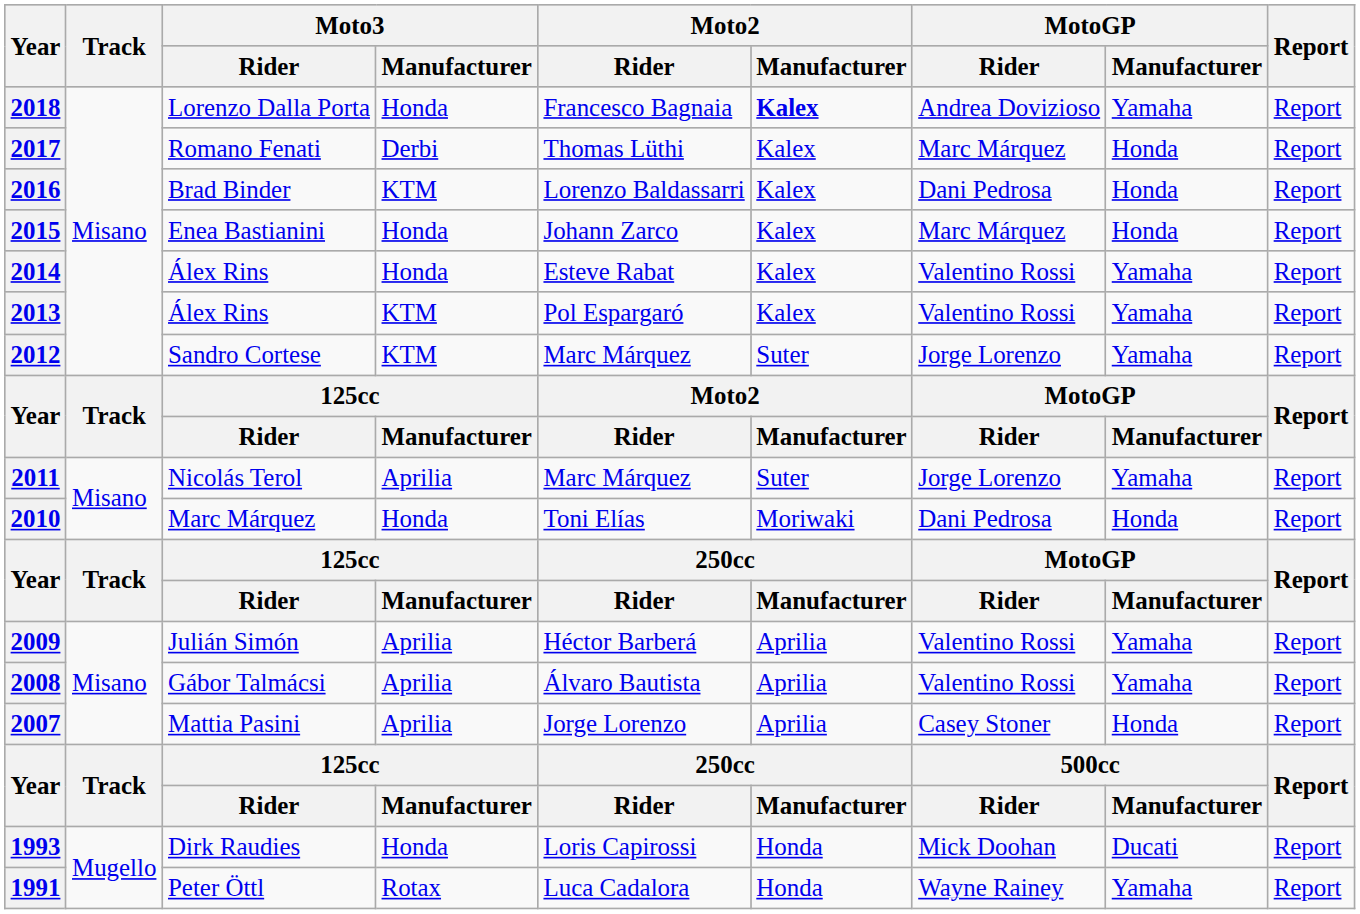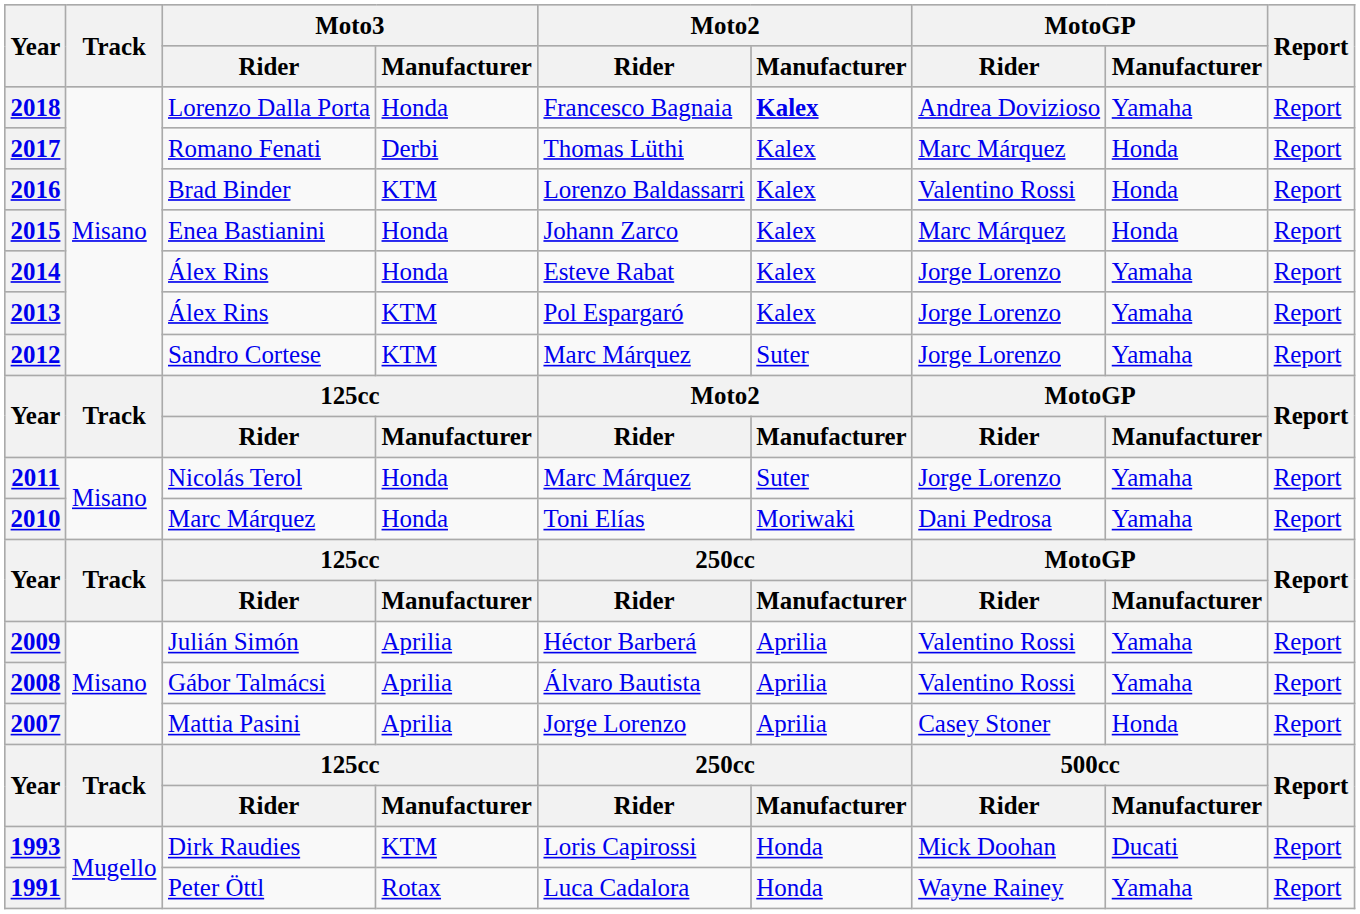(985, 189) Dani Pedrosa -> (997, 189) Valentino Rossi
(997, 271) Valentino Rossi -> (990, 271) Jorge Lorenzo
(997, 312) Valentino Rossi -> (990, 312) Jorge Lorenzo
(417, 477) Aprilia -> (415, 477) Honda
(1145, 518) Honda -> (1152, 518) Yamaha
(415, 847) Honda -> (409, 847) KTM
